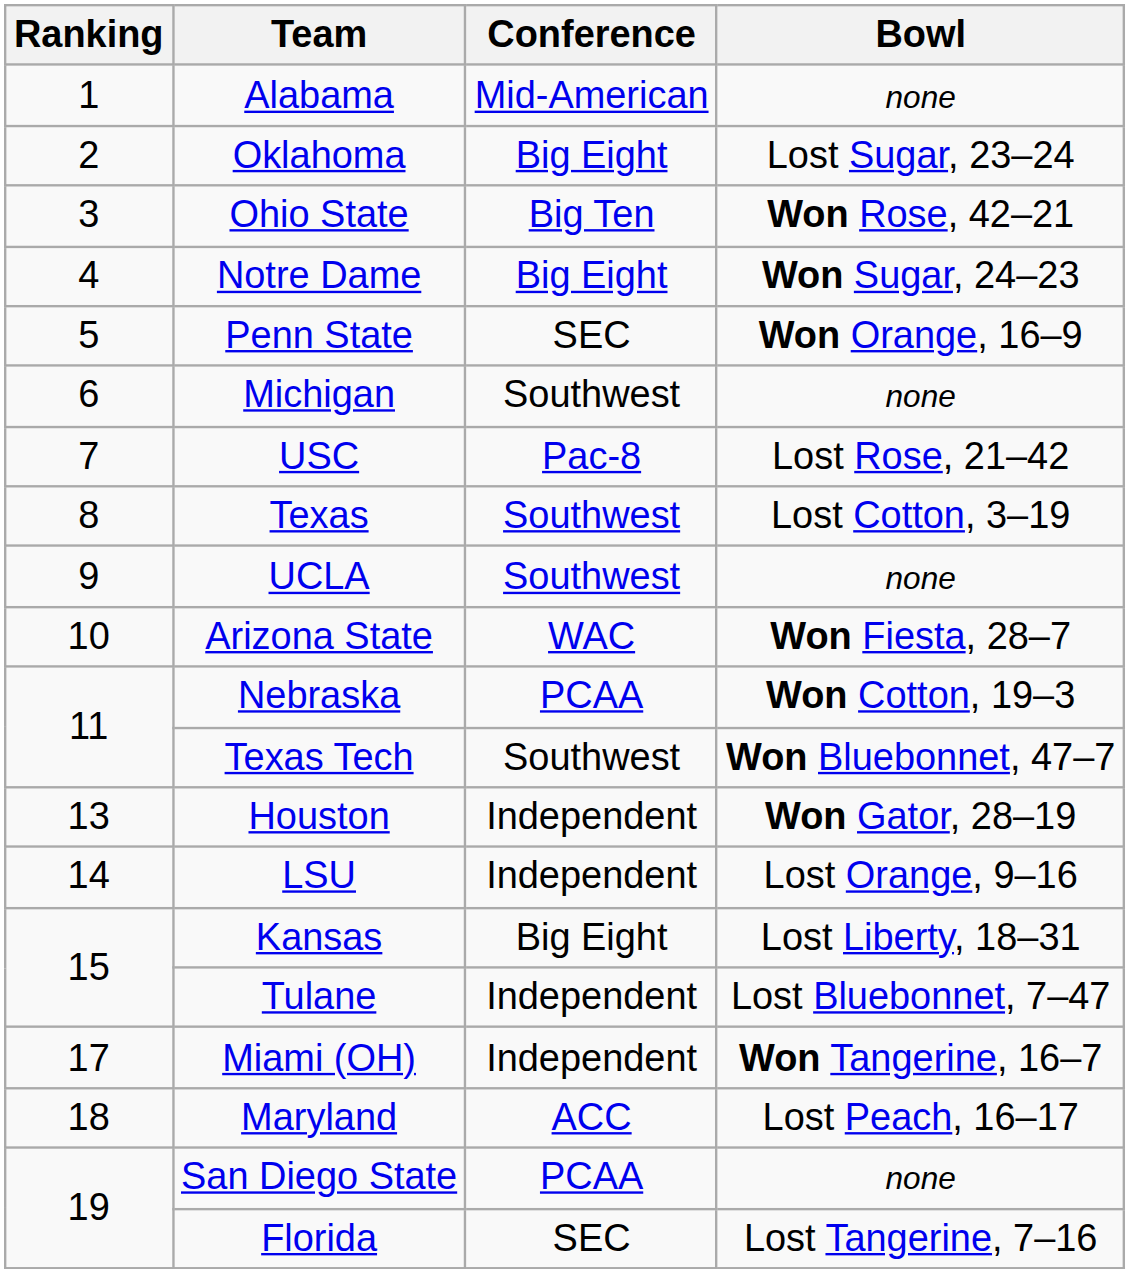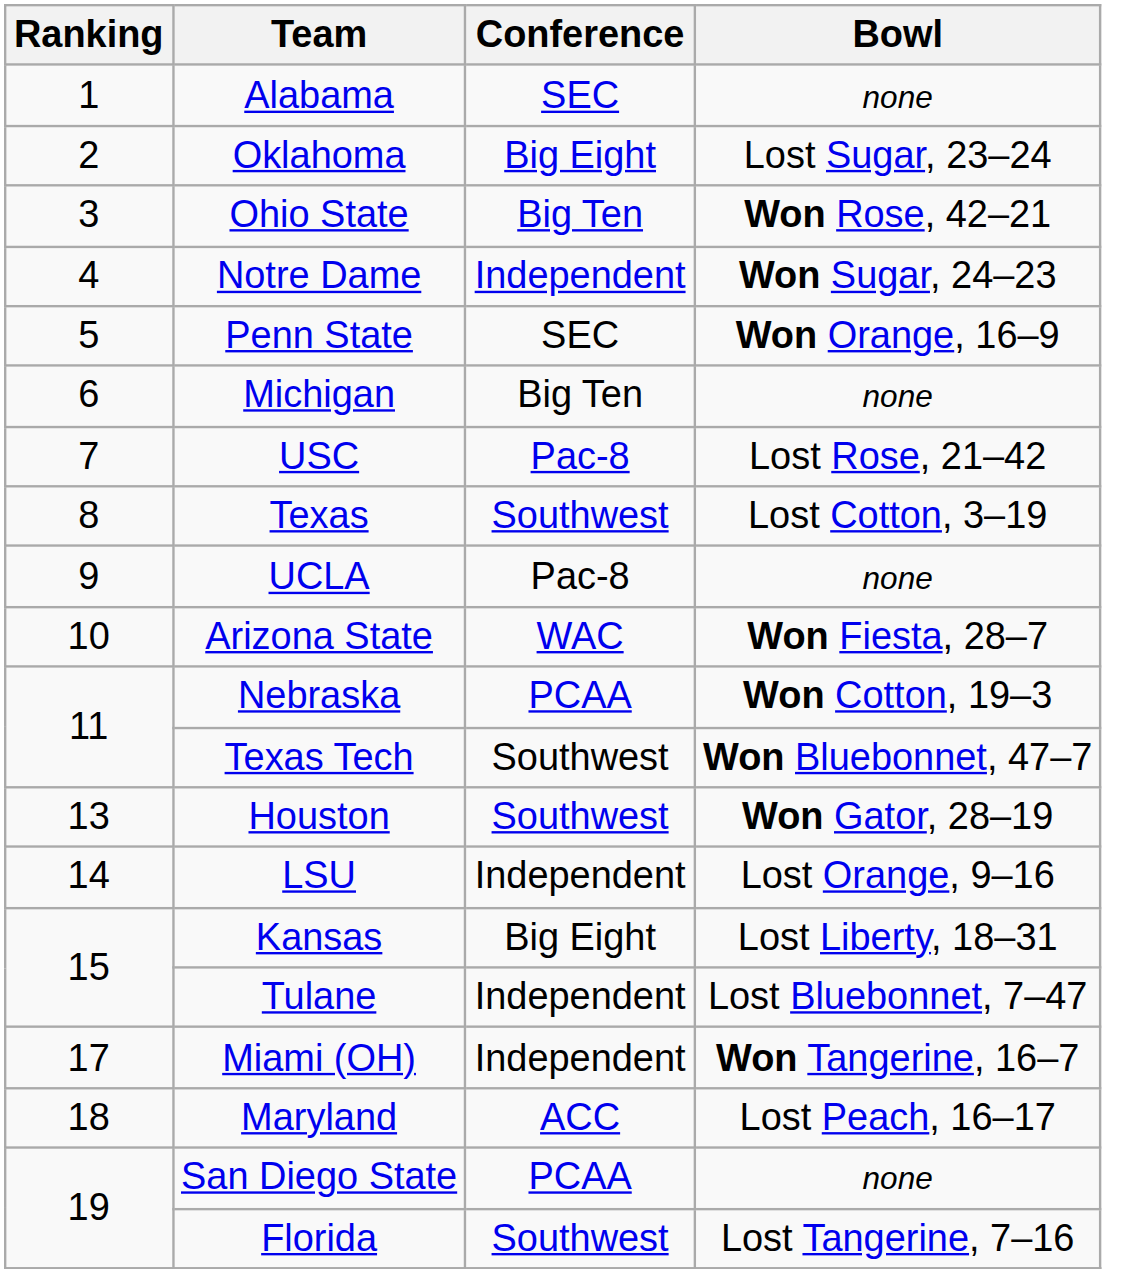(592, 94) Mid-American -> (580, 94) SEC
(592, 275) Big Eight -> (580, 275) Independent
(592, 395) Southwest -> (580, 395) Big Ten
(592, 575) Southwest -> (580, 575) Pac-8
(592, 816) Independent -> (580, 816) Southwest
(592, 1237) SEC -> (580, 1237) Southwest
